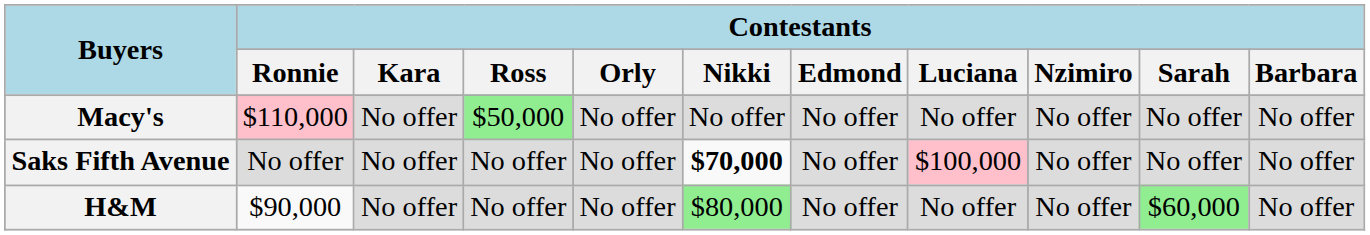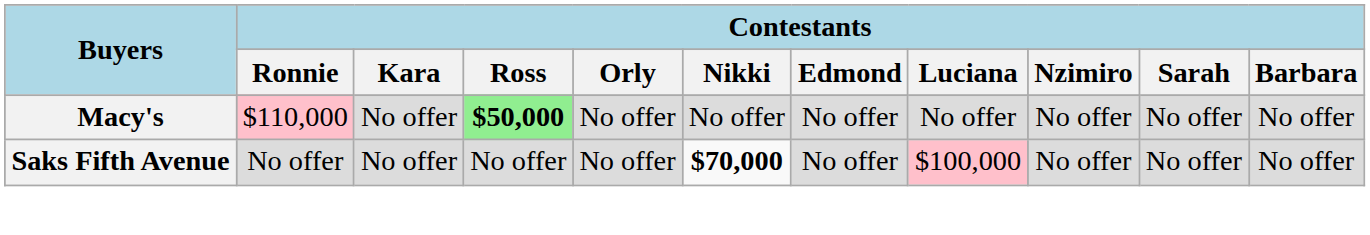(518, 116) normal -> (518, 116) bold
- row: (121, 206)
